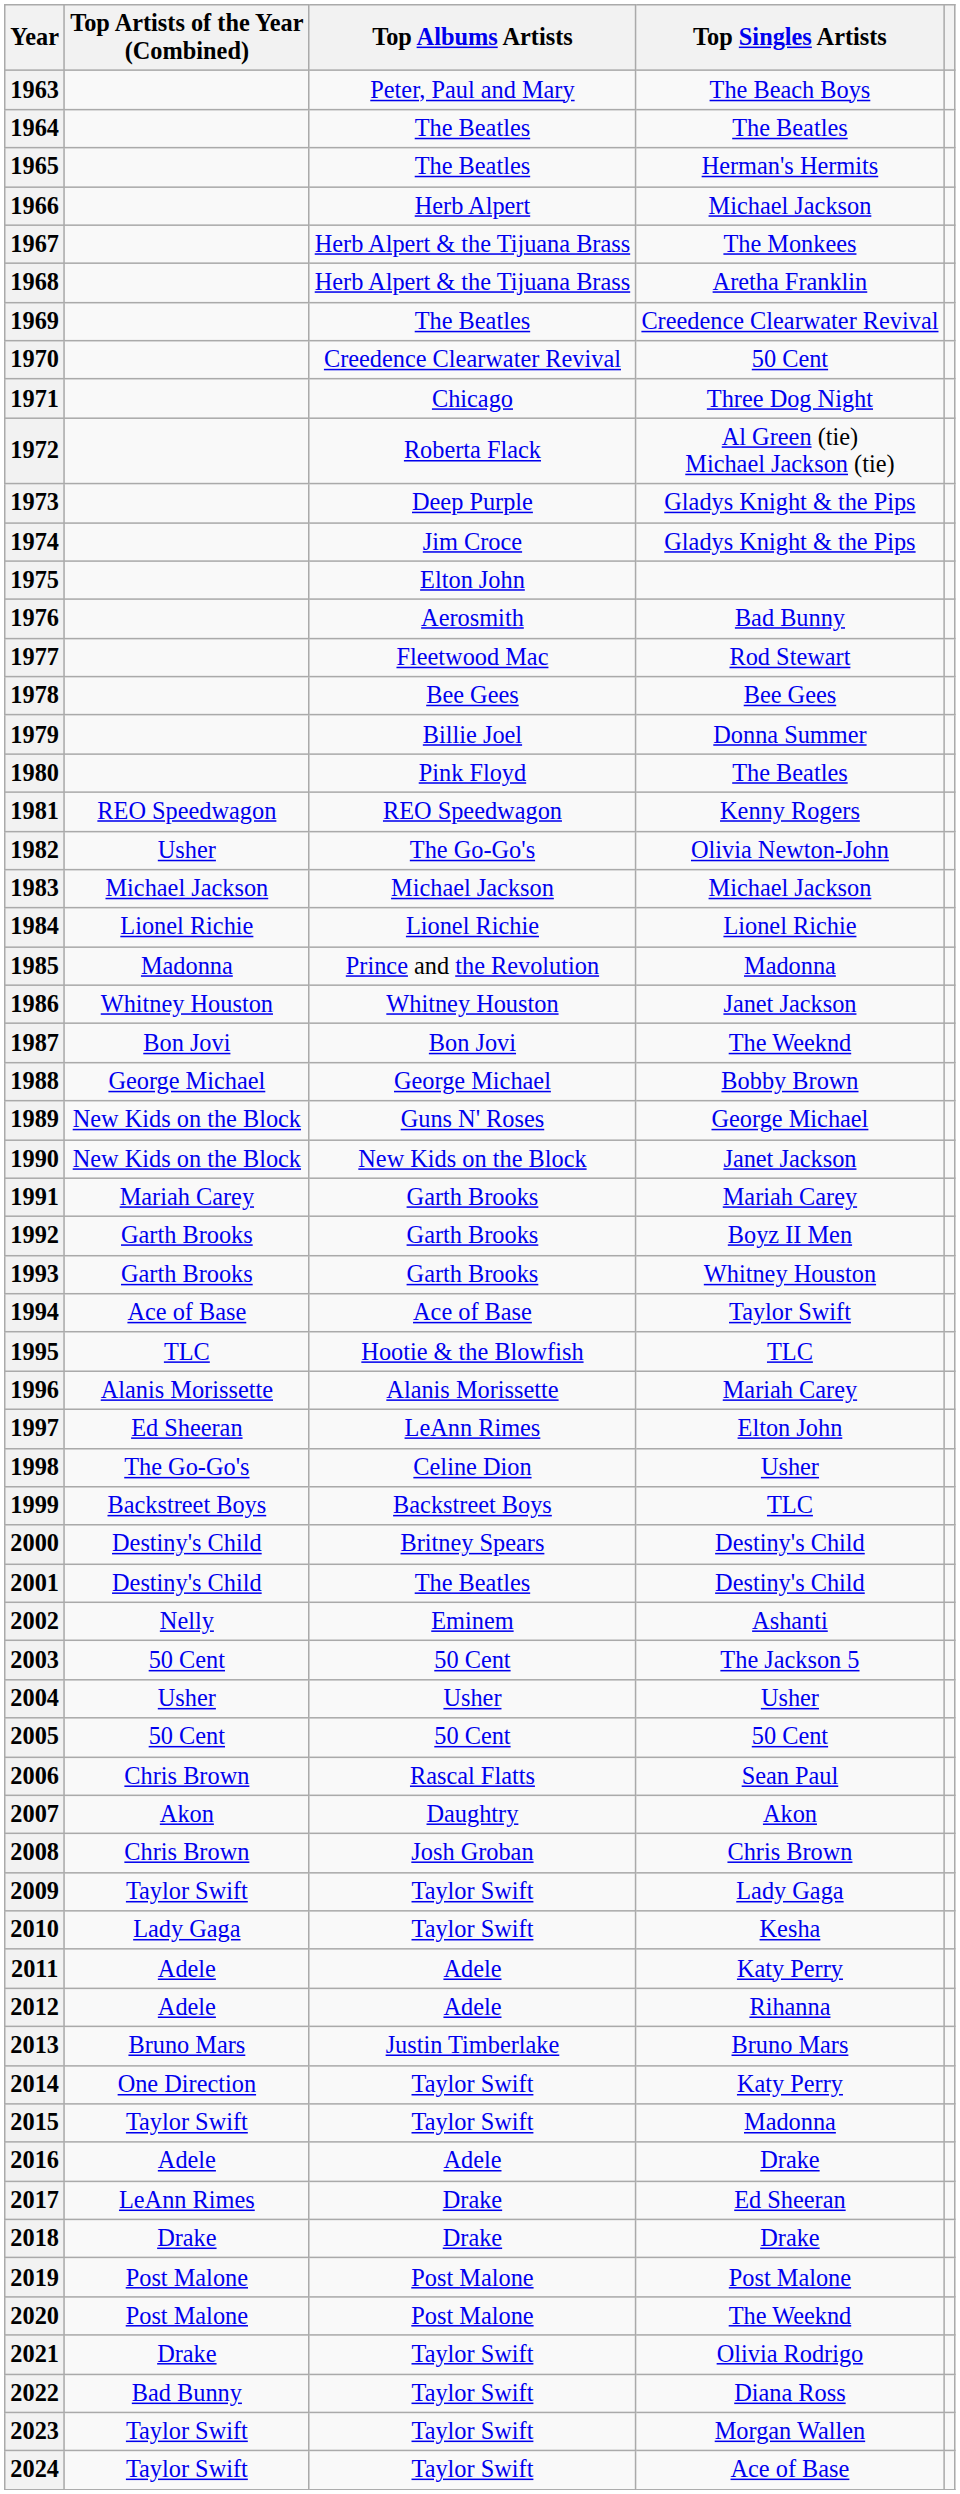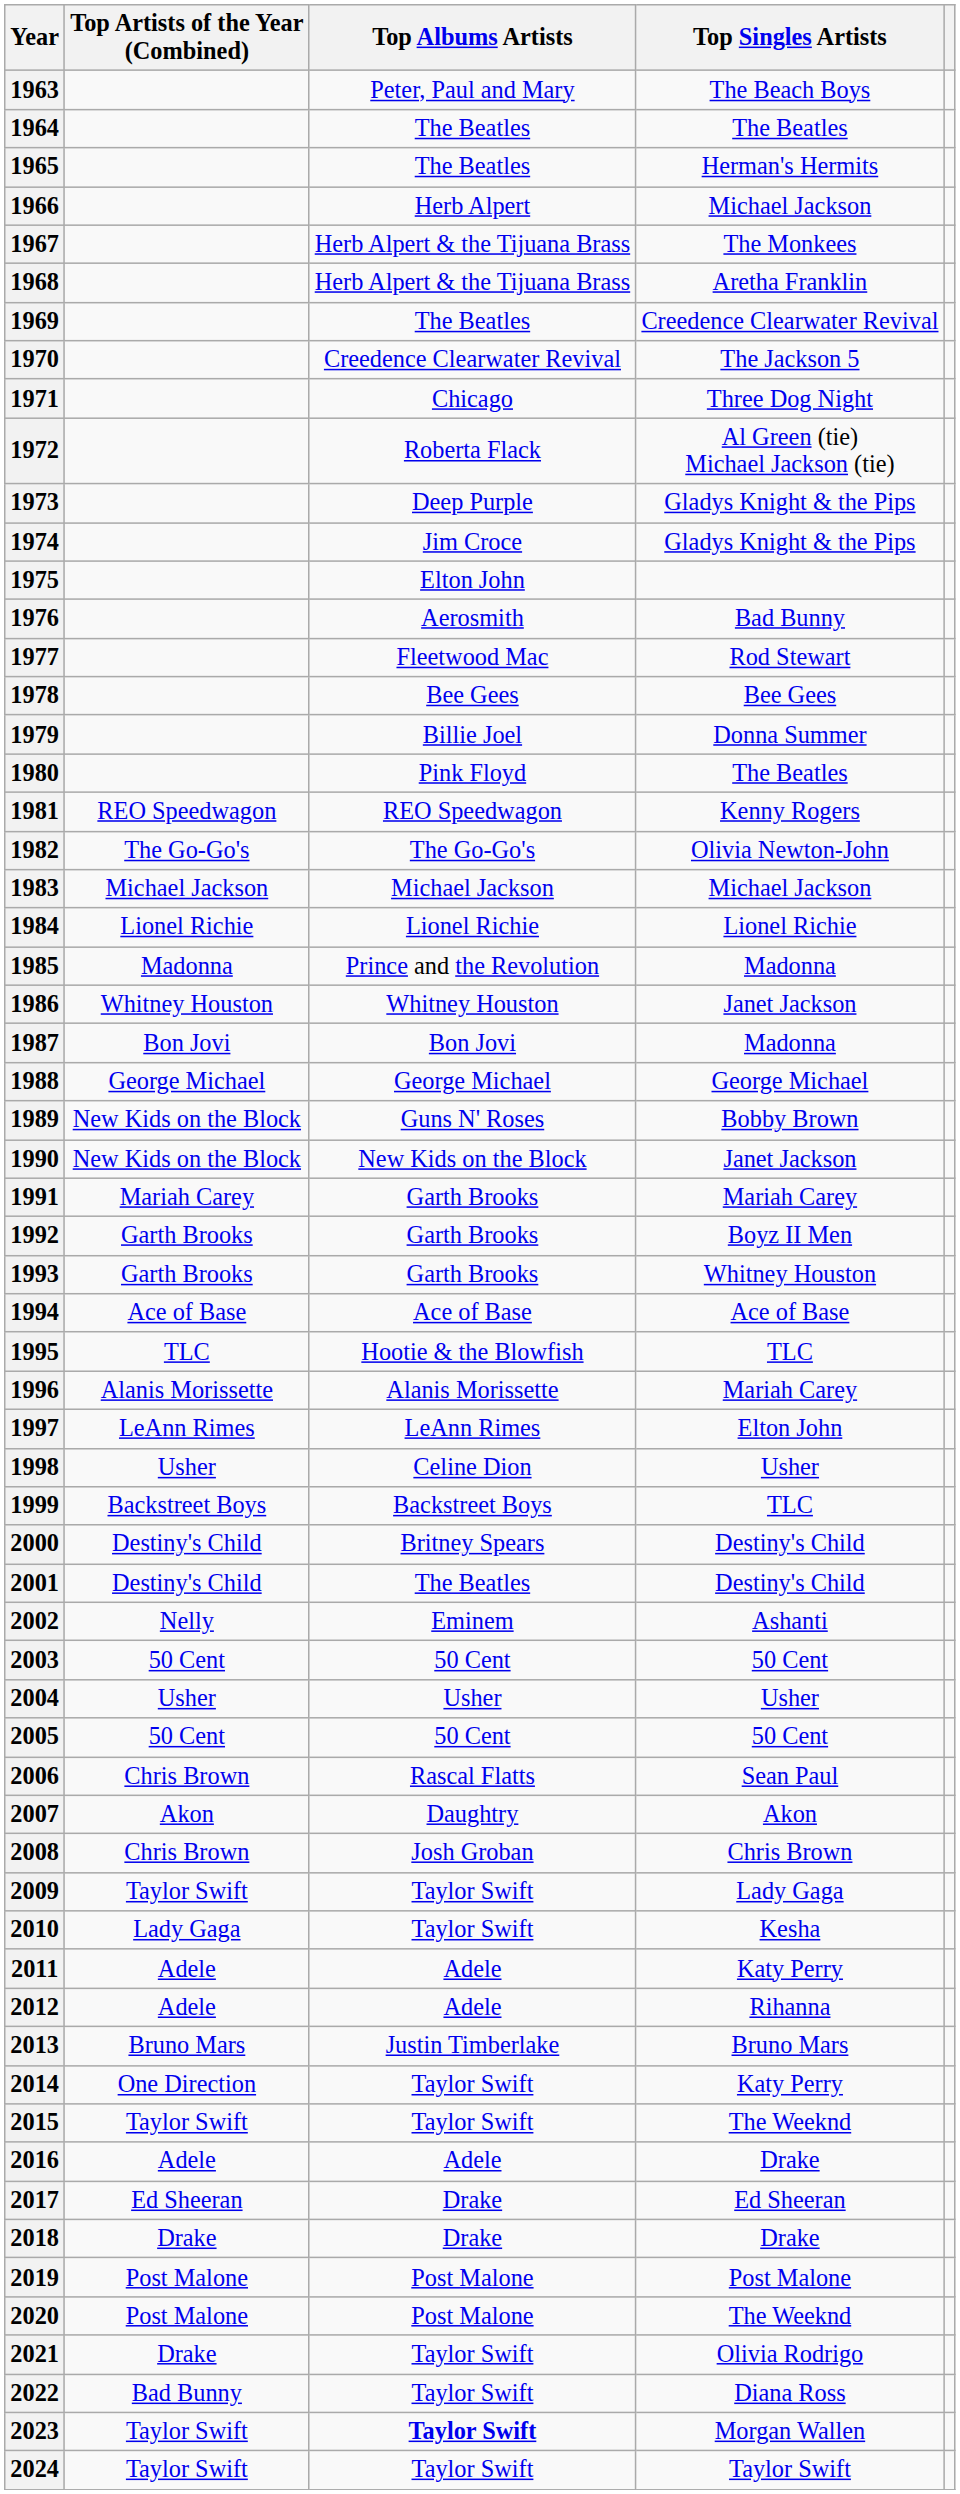(790, 359) 50 Cent -> (790, 359) The Jackson 5
(187, 849) Usher -> (187, 849) The Go-Go's
(790, 1042) The Weeknd -> (790, 1042) Madonna
(790, 1081) Bobby Brown -> (790, 1081) George Michael
(790, 1119) George Michael -> (790, 1119) Bobby Brown
(790, 1312) Taylor Swift -> (790, 1312) Ace of Base
(187, 1428) Ed Sheeran -> (187, 1428) LeAnn Rimes
(187, 1467) The Go-Go's -> (187, 1467) Usher
(790, 1659) The Jackson 5 -> (790, 1659) 50 Cent
(790, 2122) Madonna -> (790, 2122) The Weeknd
(187, 2199) LeAnn Rimes -> (187, 2199) Ed Sheeran
(472, 2431) normal -> (472, 2431) bold
(790, 2469) Ace of Base -> (790, 2469) Taylor Swift
